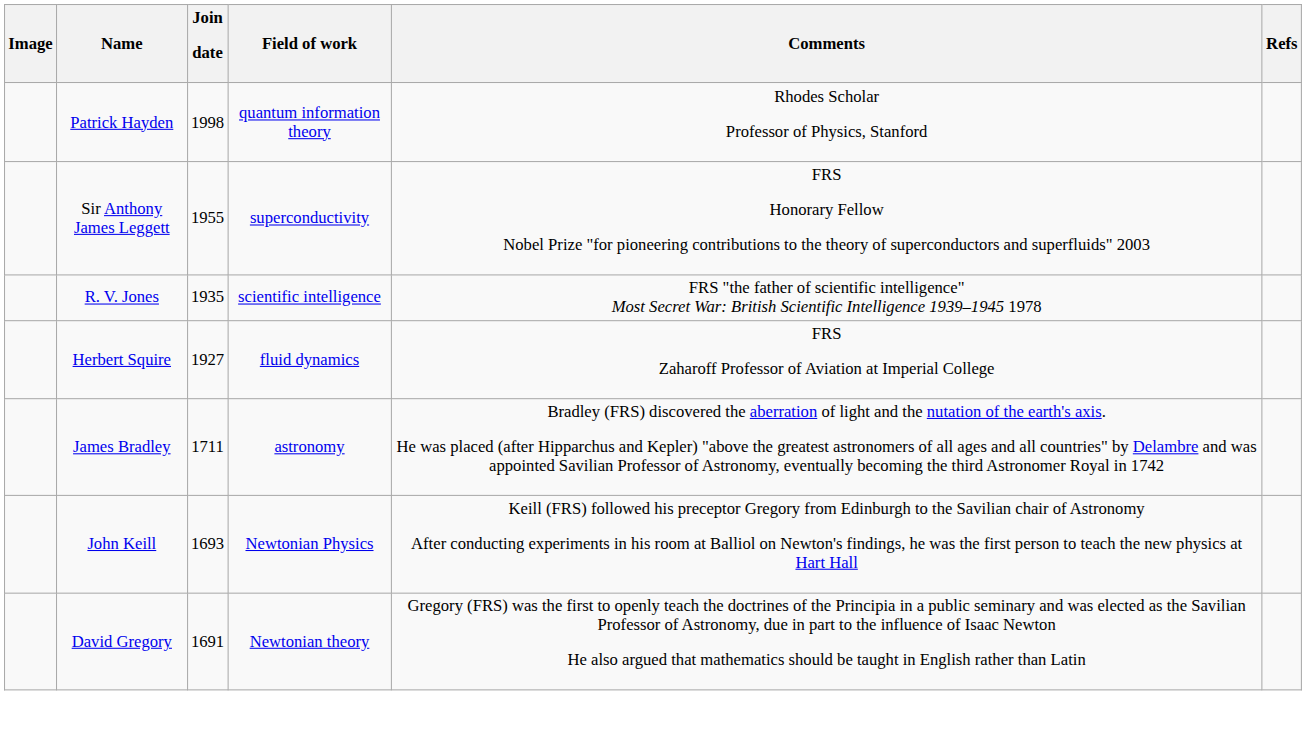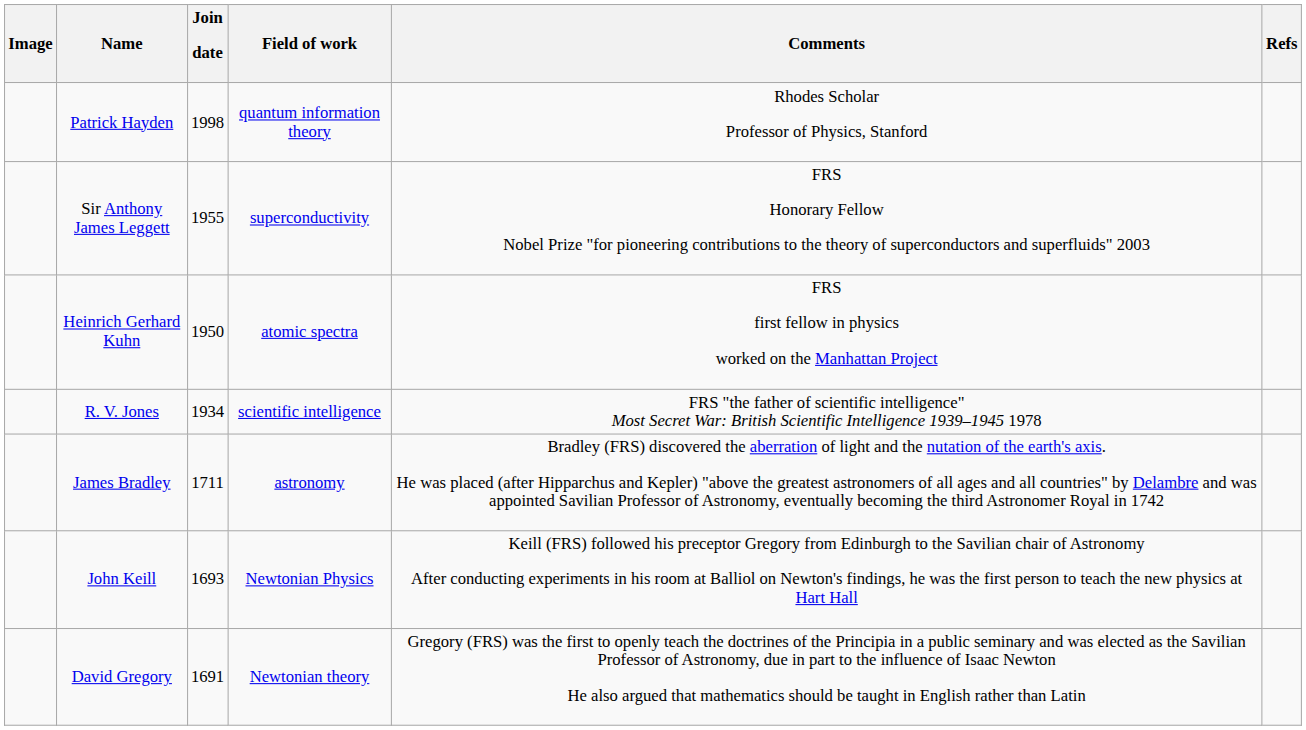+ row: (122, 331)
(208, 297) 1935 -> (208, 411) 1934
- row: (122, 359)
